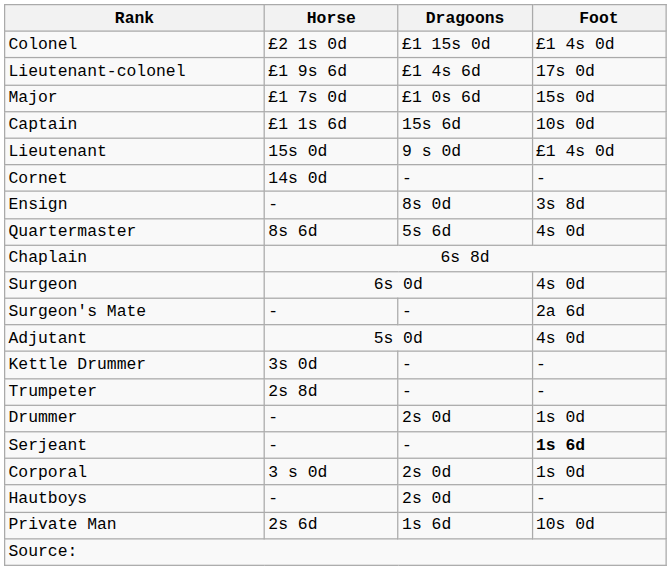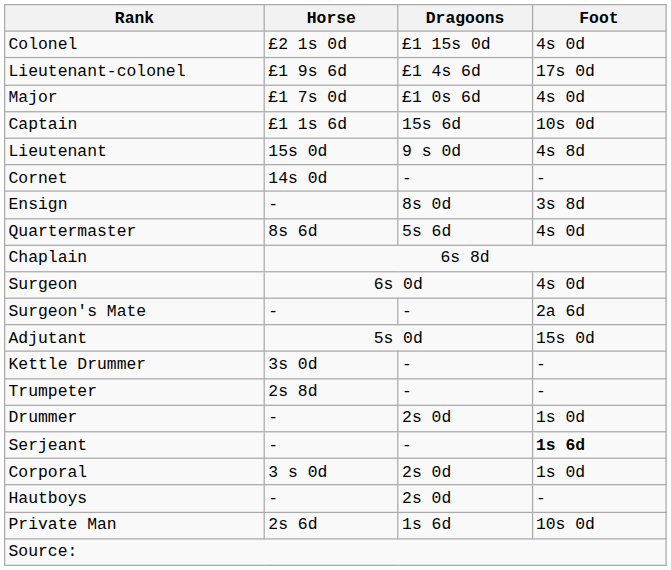(575, 45) £1 4s 0d -> (560, 45) 4s 0d
(565, 98) 15s 0d -> (560, 98) 4s 0d
(575, 151) £1 4s 0d -> (560, 151) 4s 8d
(560, 338) 4s 0d -> (565, 338) 15s 0d
